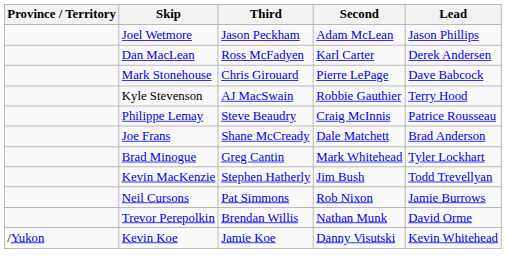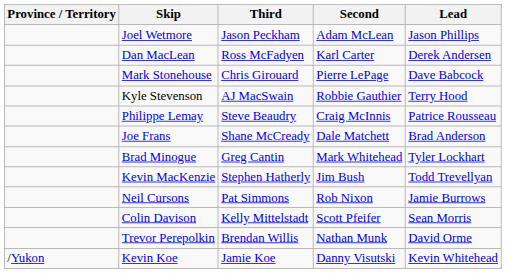+ row: (159, 217)
